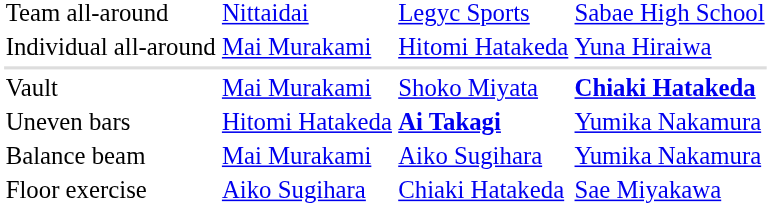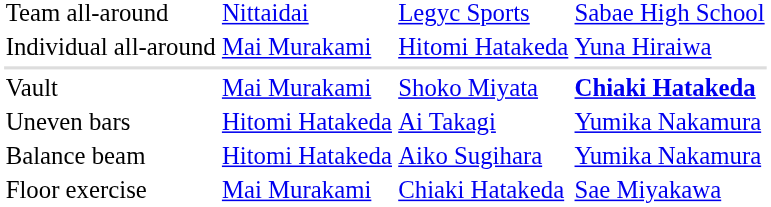(450, 121) bold -> (447, 121) normal
(297, 155) Mai Murakami -> (307, 155) Hitomi Hatakeda
(294, 190) Aiko Sugihara -> (297, 190) Mai Murakami
